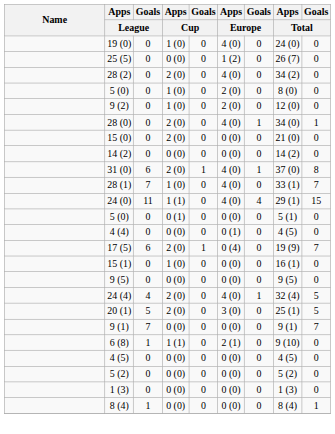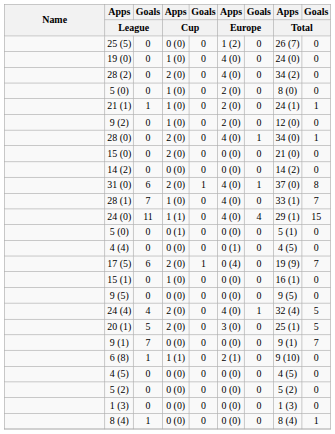rows swapped: (119, 43) <-> (119, 59)
+ row: (119, 106)
